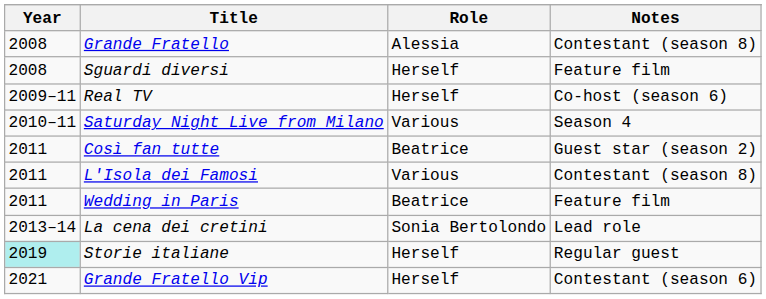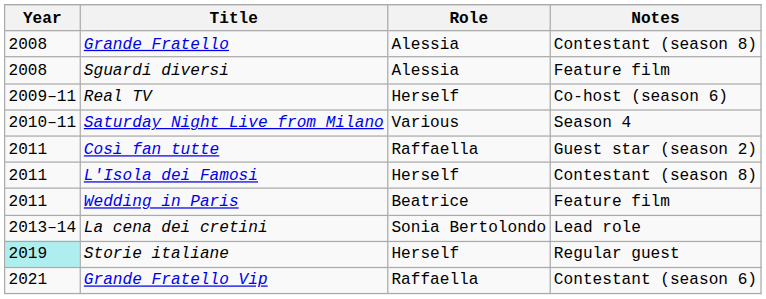(425, 70) Herself -> (425, 70) Alessia
(430, 149) Beatrice -> (435, 149) Raffaella
(425, 175) Various -> (425, 175) Herself
(425, 280) Herself -> (435, 280) Raffaella
